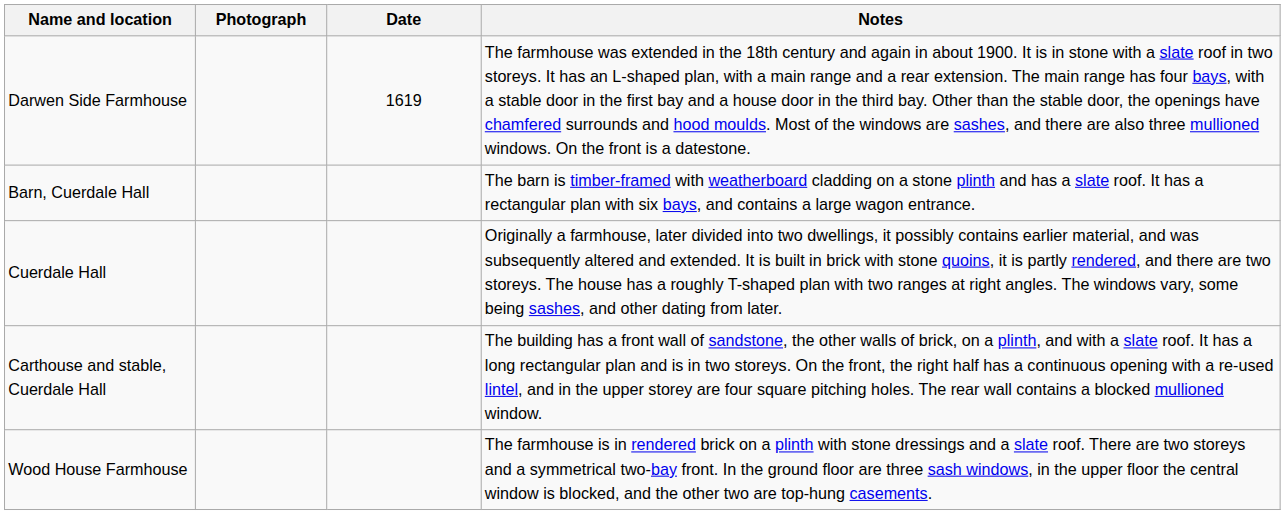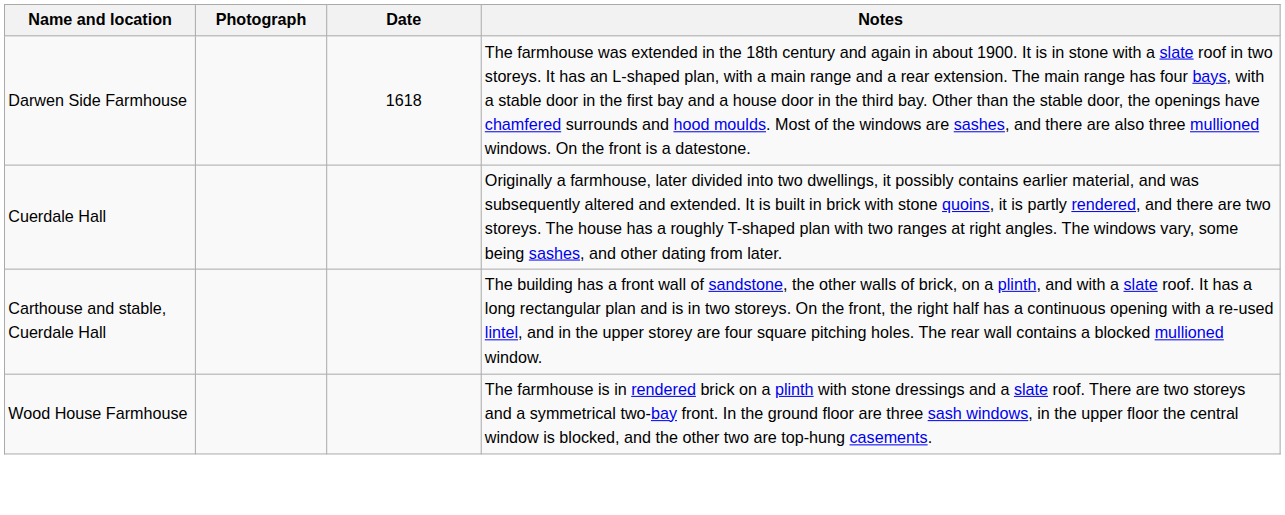(404, 100) 1619 -> (404, 100) 1618
- row: (79, 192)
